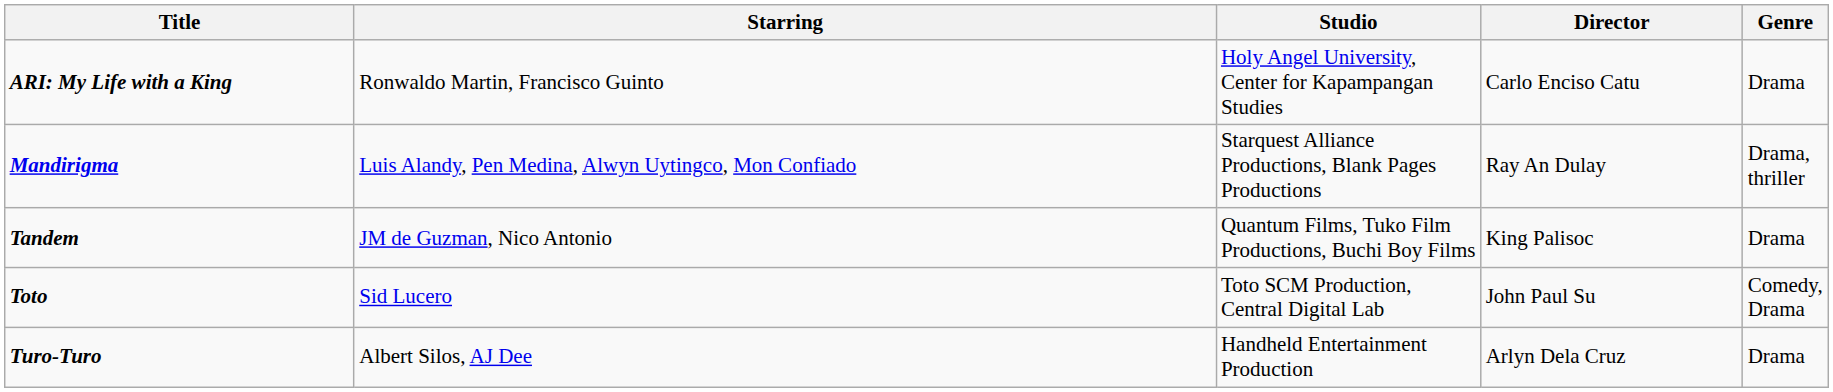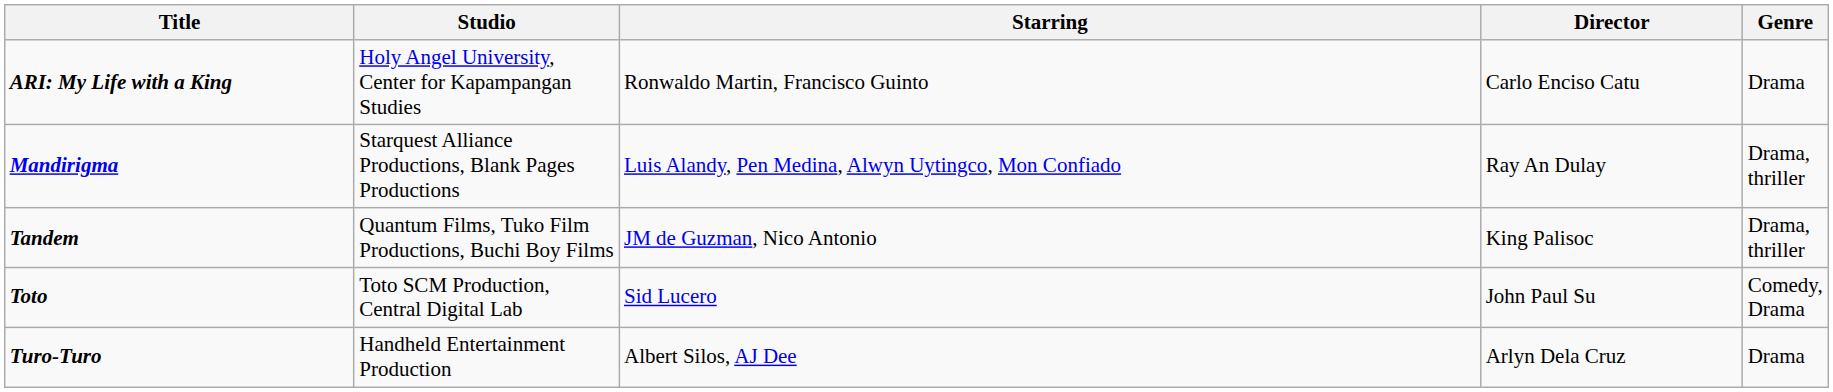columns swapped: (785, 22) <-> (1348, 22)
(1776, 237) Drama -> (1779, 237) Drama, thriller
